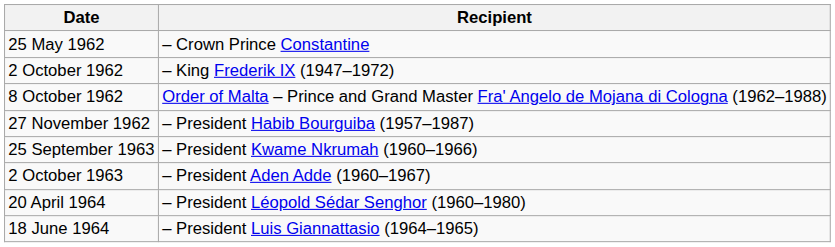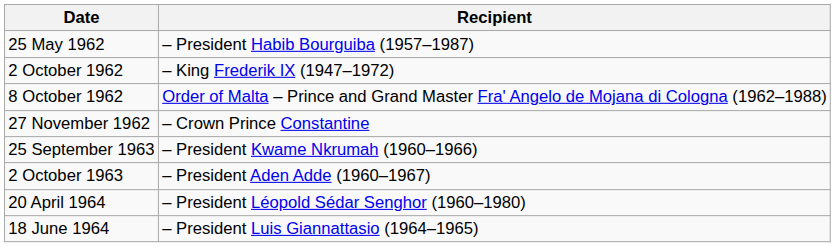(266, 44) – Crown Prince Constantine -> (318, 44) – President Habib Bourguiba (1957–1987)
(318, 123) – President Habib Bourguiba (1957–1987) -> (266, 123) – Crown Prince Constantine
